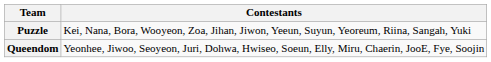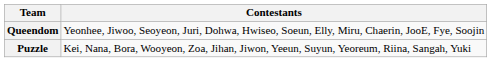rows swapped: (33, 48) <-> (33, 30)
